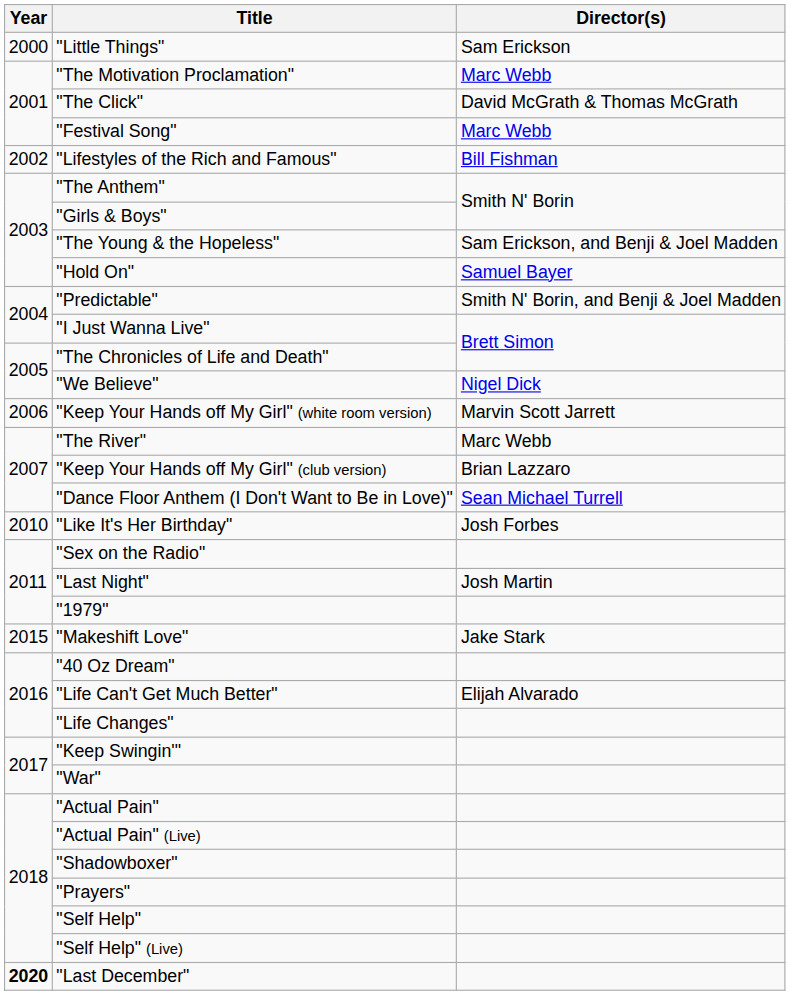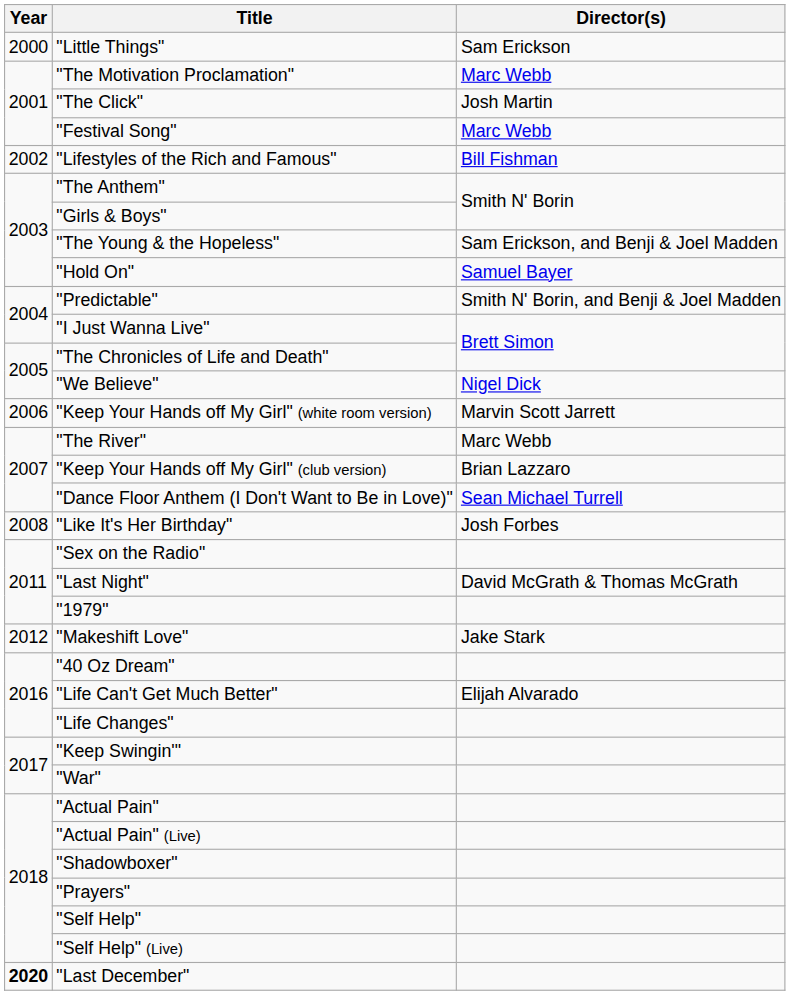(599, 103) David McGrath & Thomas McGrath -> (507, 103) Josh Martin
(28, 525) 2010 -> (28, 525) 2008
(507, 581) Josh Martin -> (599, 581) David McGrath & Thomas McGrath
(28, 638) 2015 -> (28, 638) 2012
